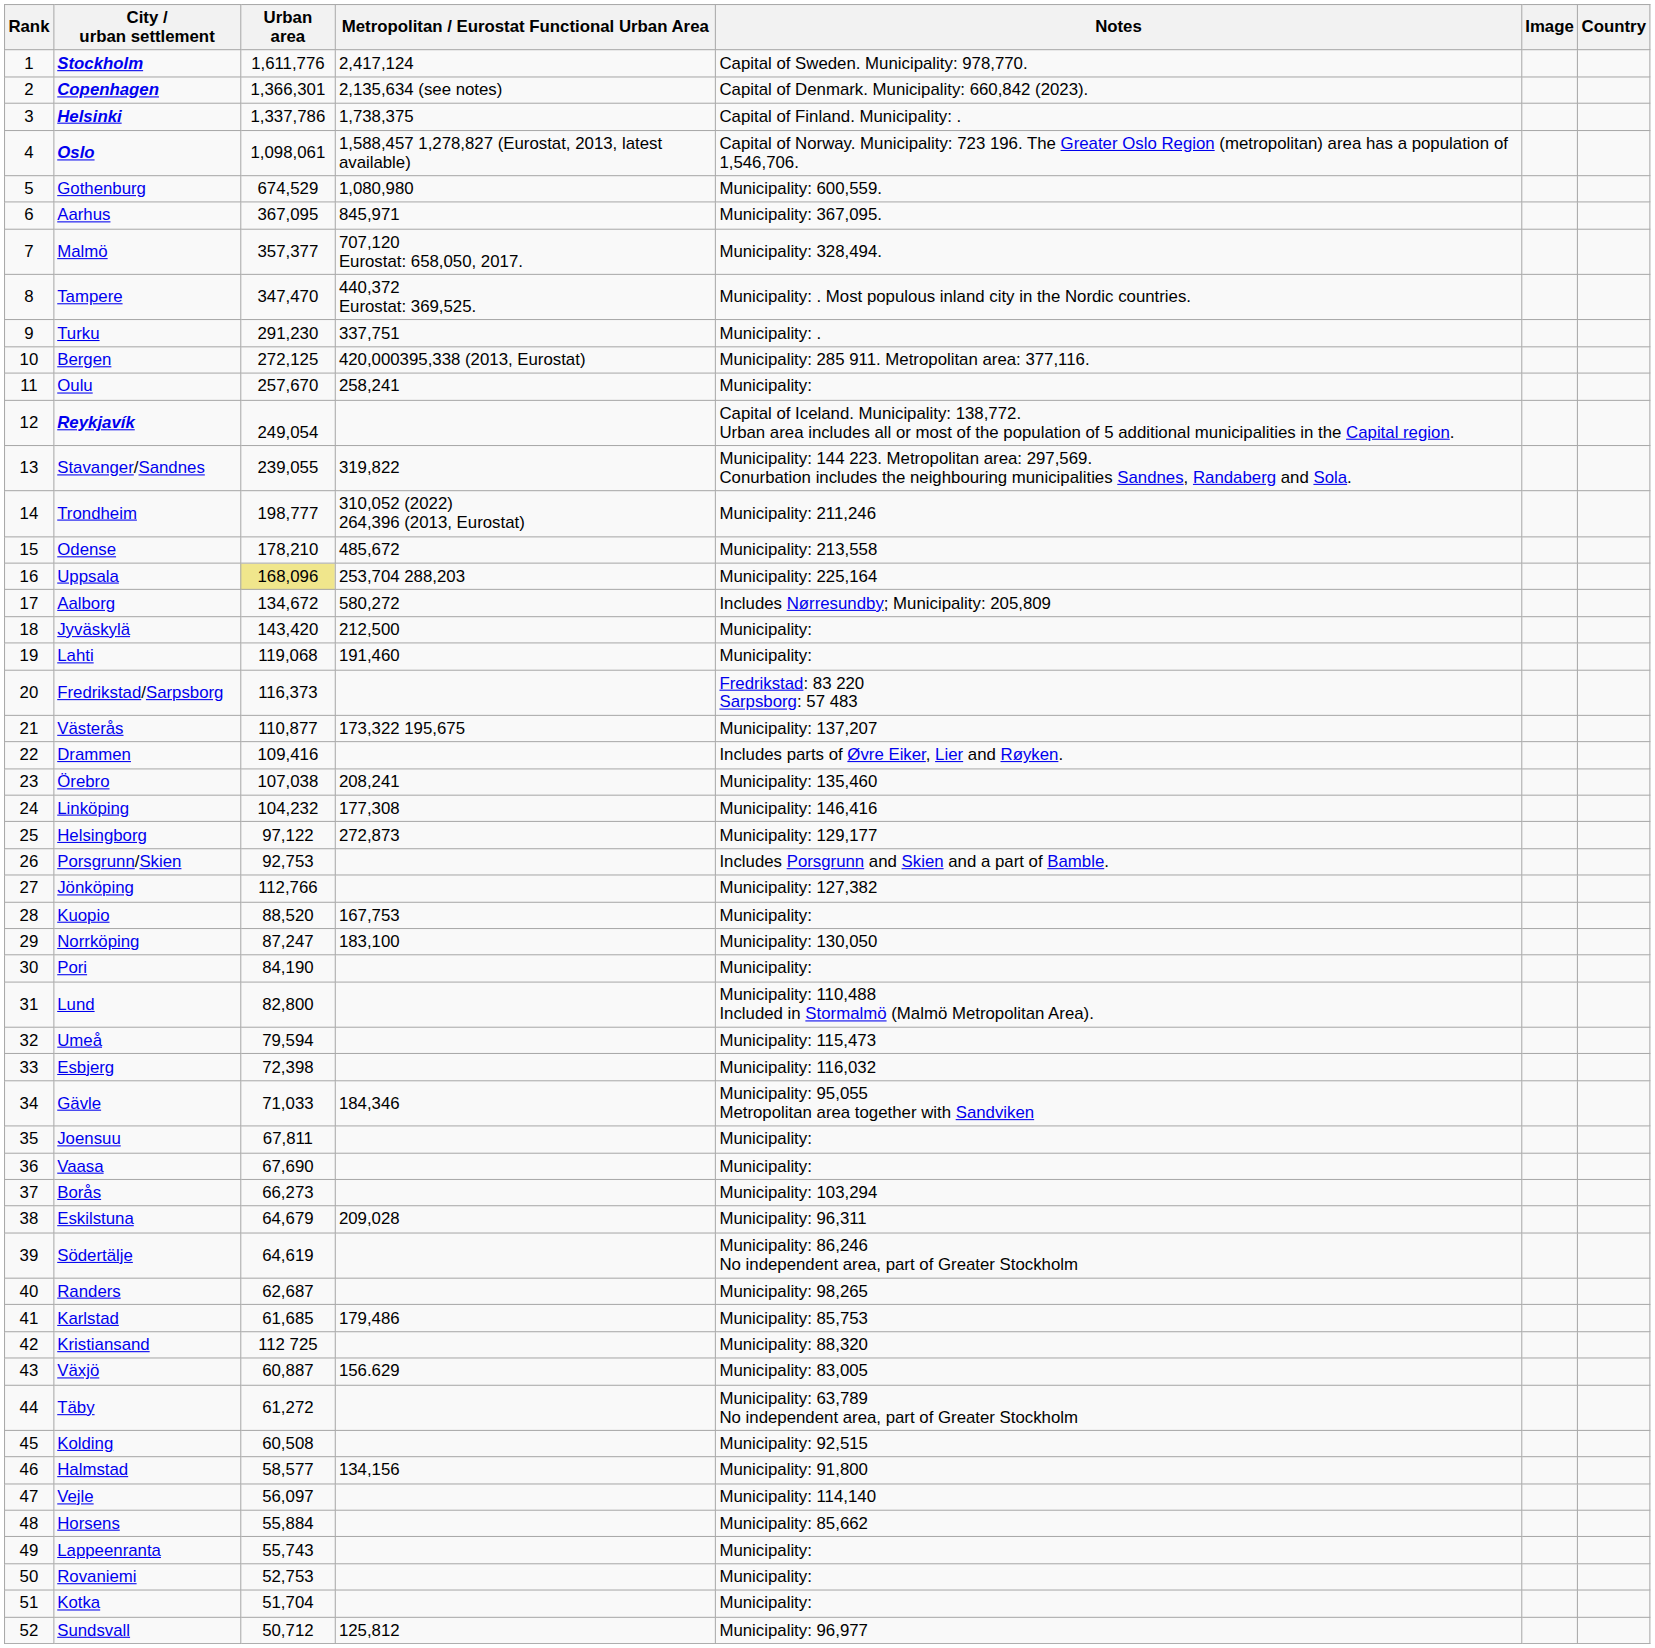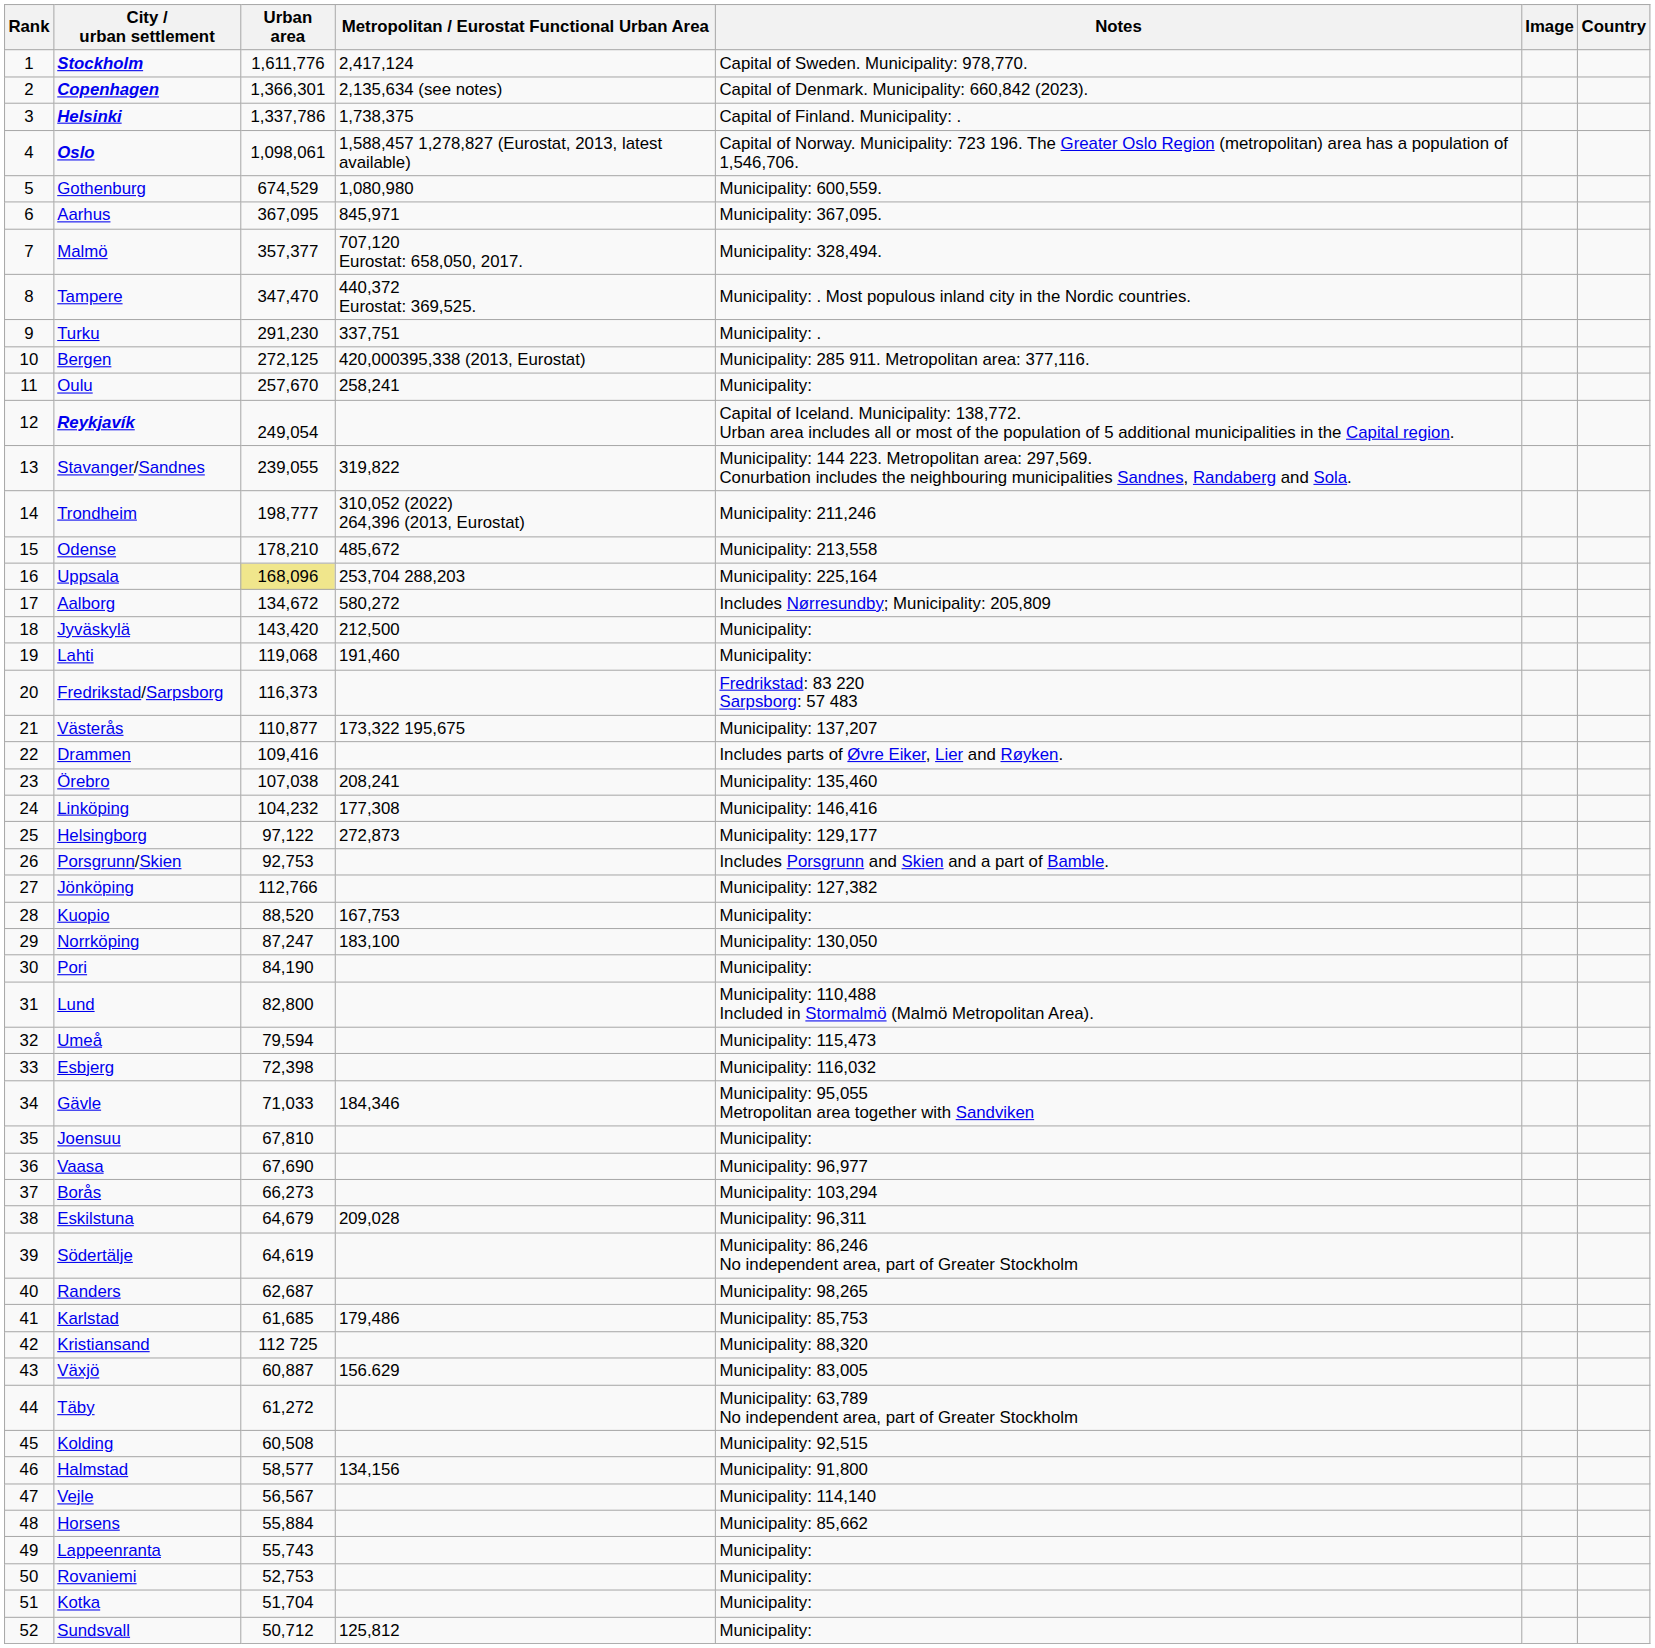(288, 1139) 67,811 -> (288, 1139) 67,810
(766, 1165) Municipality: -> (794, 1165) Municipality: 96,977
(288, 1496) 56,097 -> (288, 1496) 56,567
(794, 1630) Municipality: 96,977 -> (766, 1630) Municipality:
